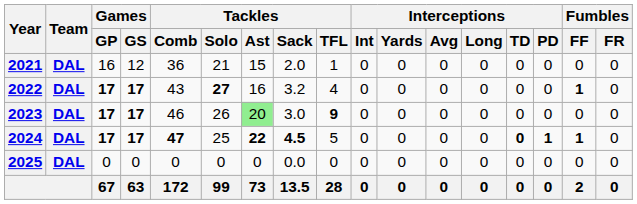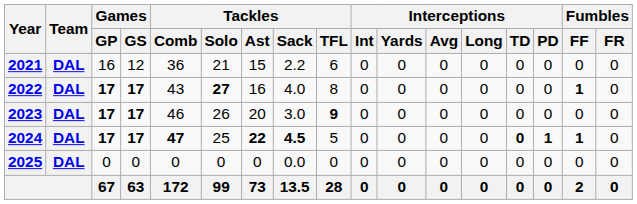(295, 65) 2.0 -> (295, 65) 2.2
(334, 65) 1 -> (334, 65) 6
(295, 89) 3.2 -> (295, 89) 4.0
(334, 89) 4 -> (334, 89) 8
(257, 114) lightgreen background -> (257, 114) no background
